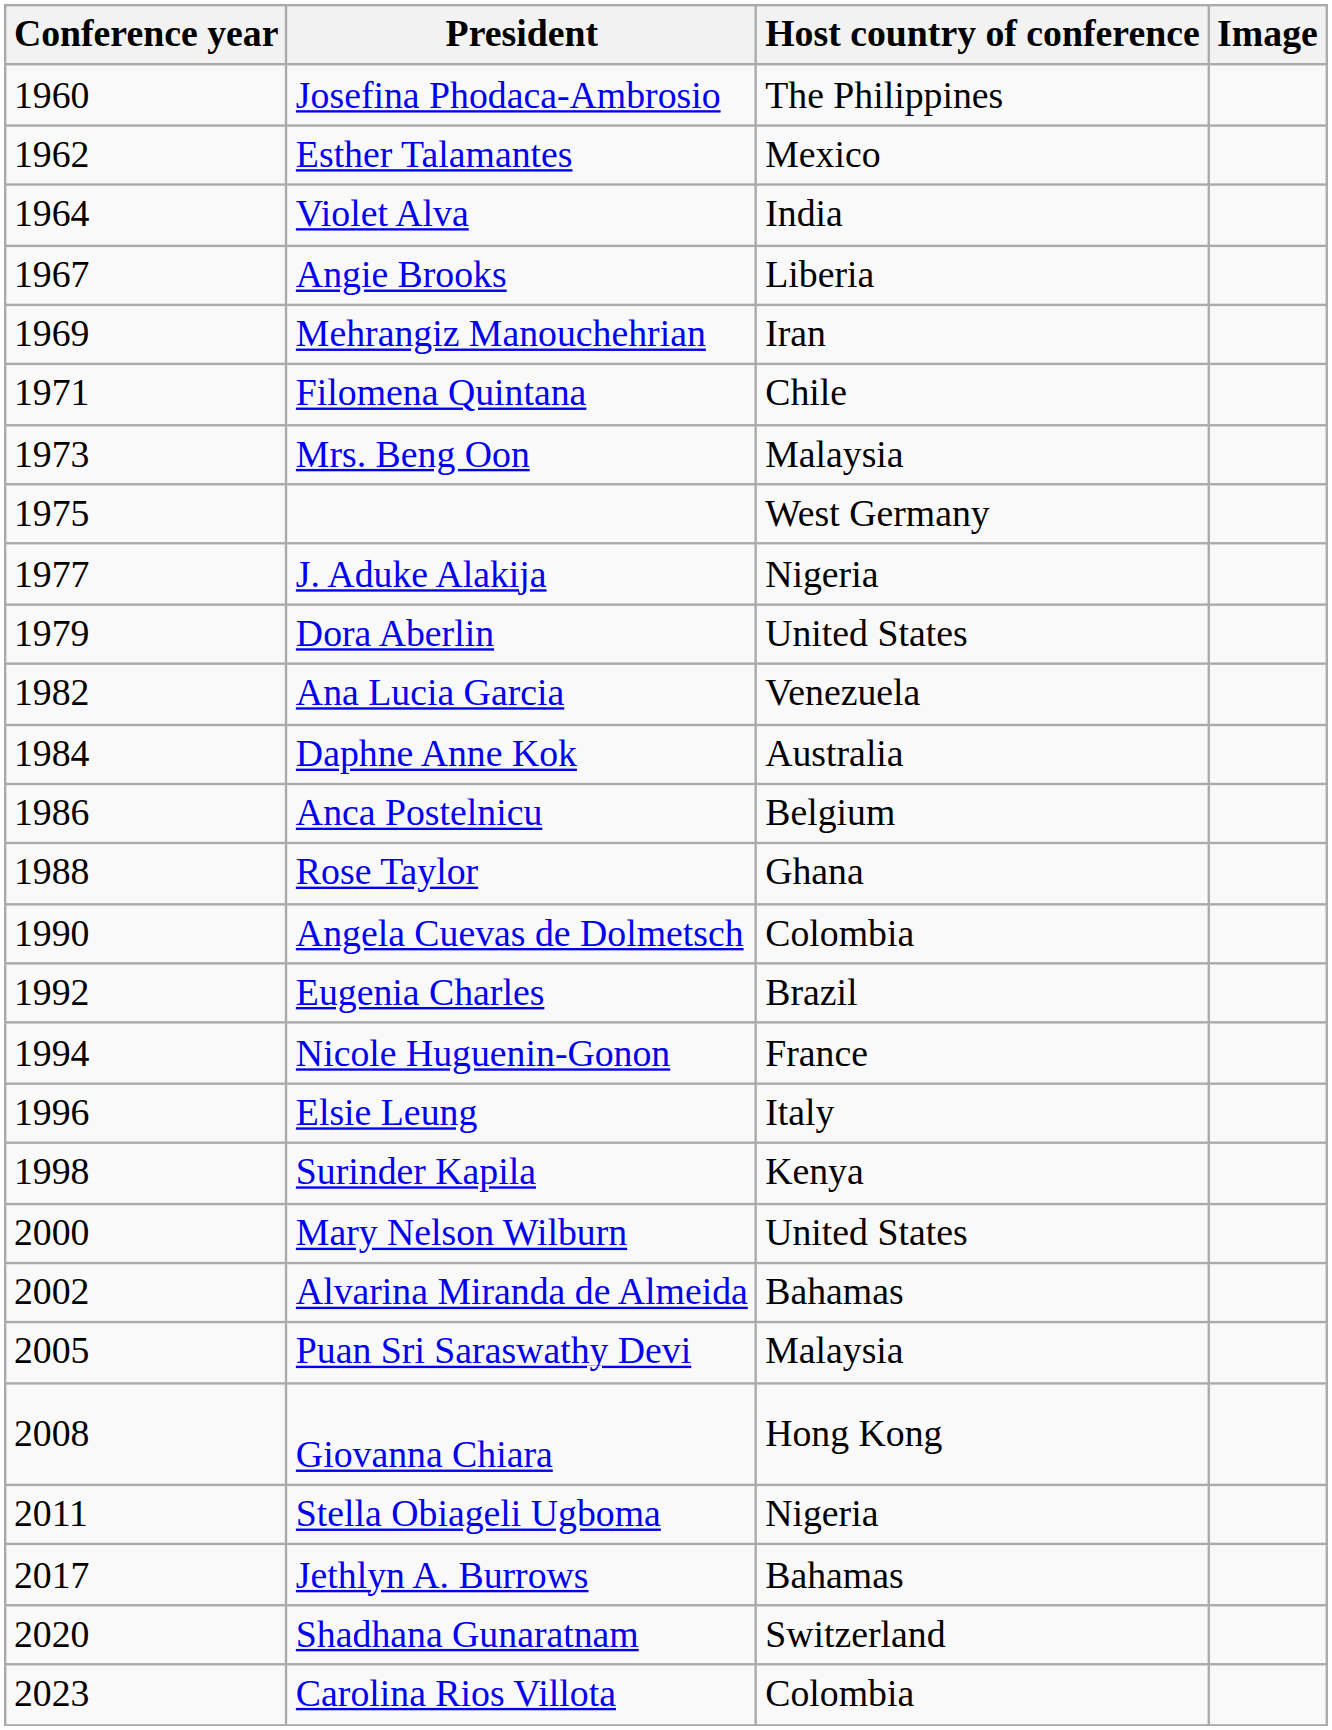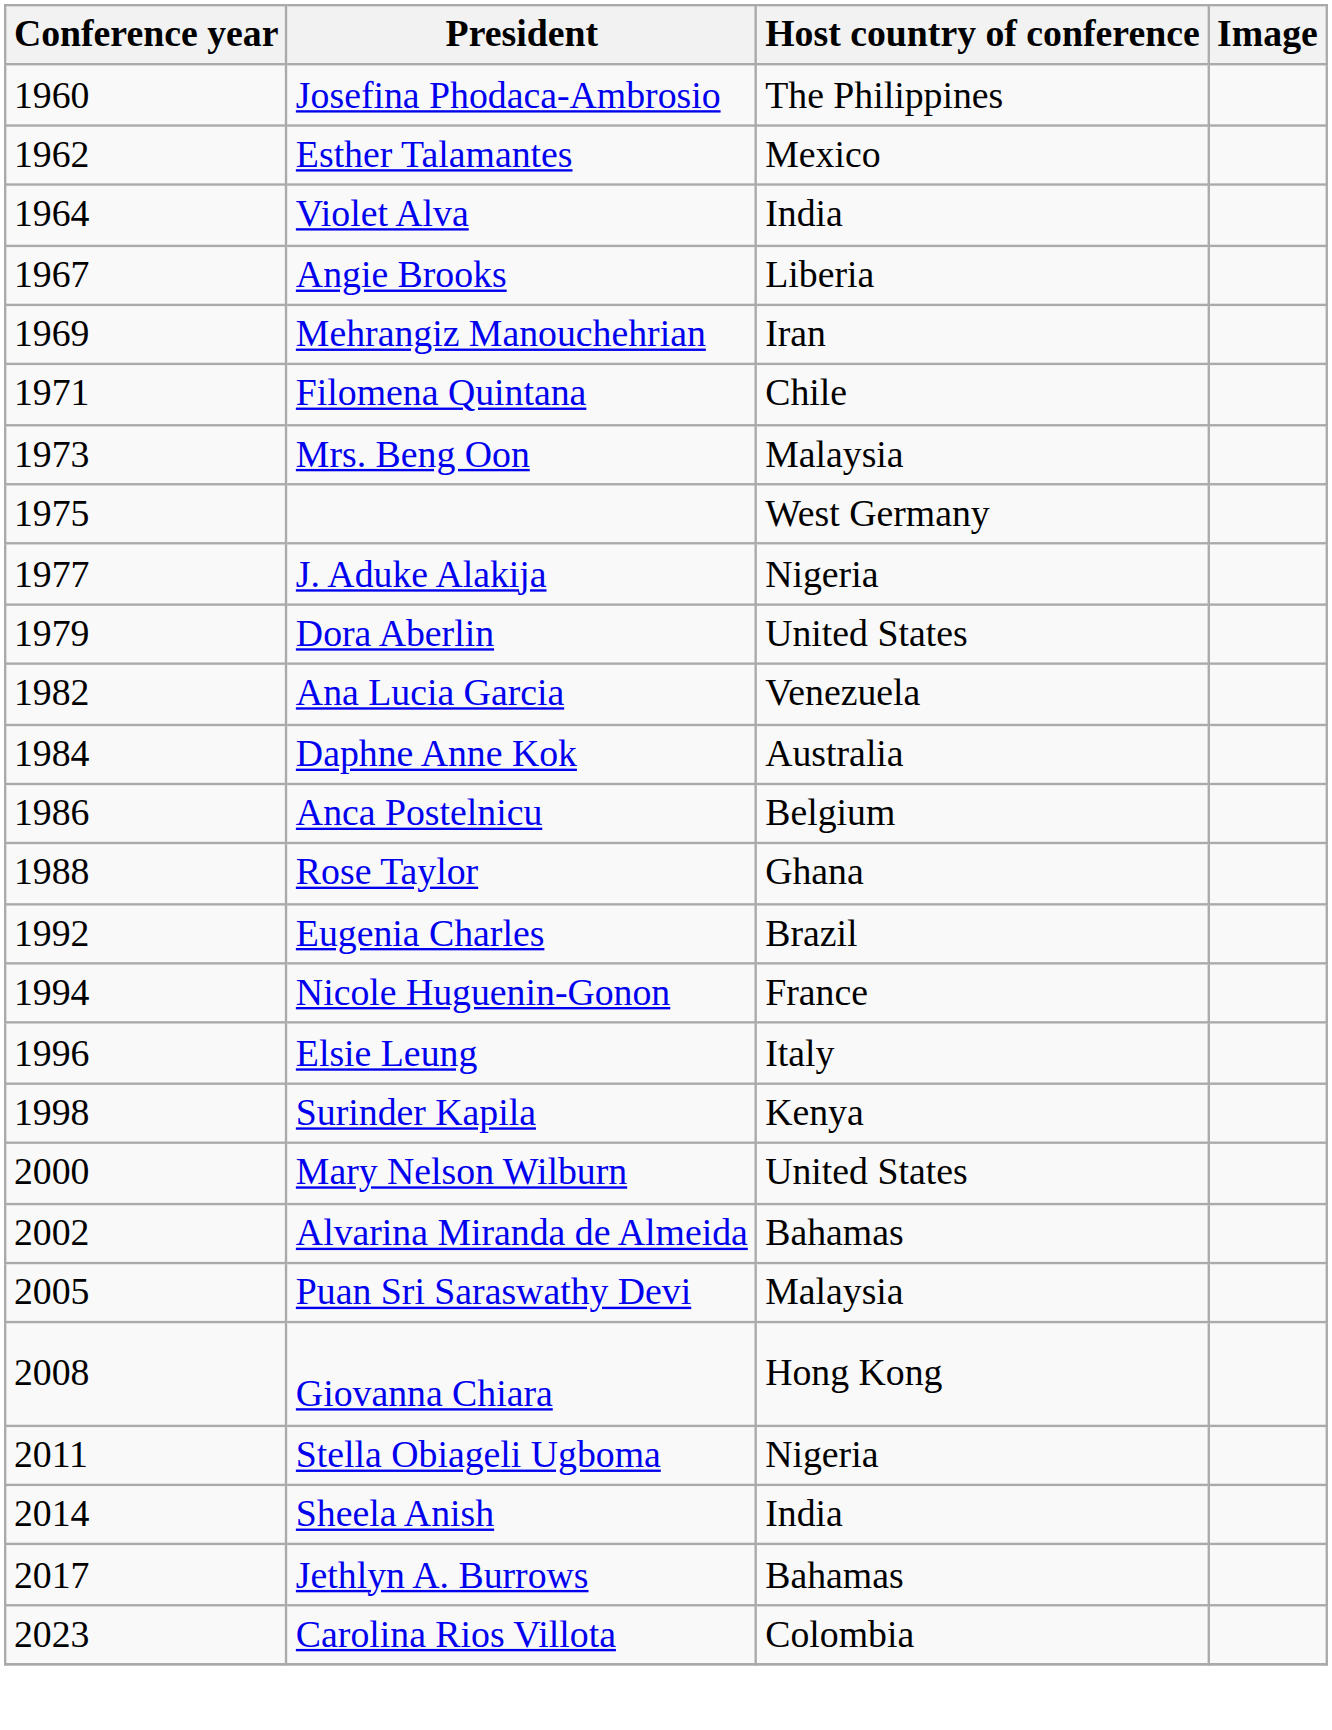- row: (52, 932)
+ row: (52, 1514)
- row: (52, 1633)
